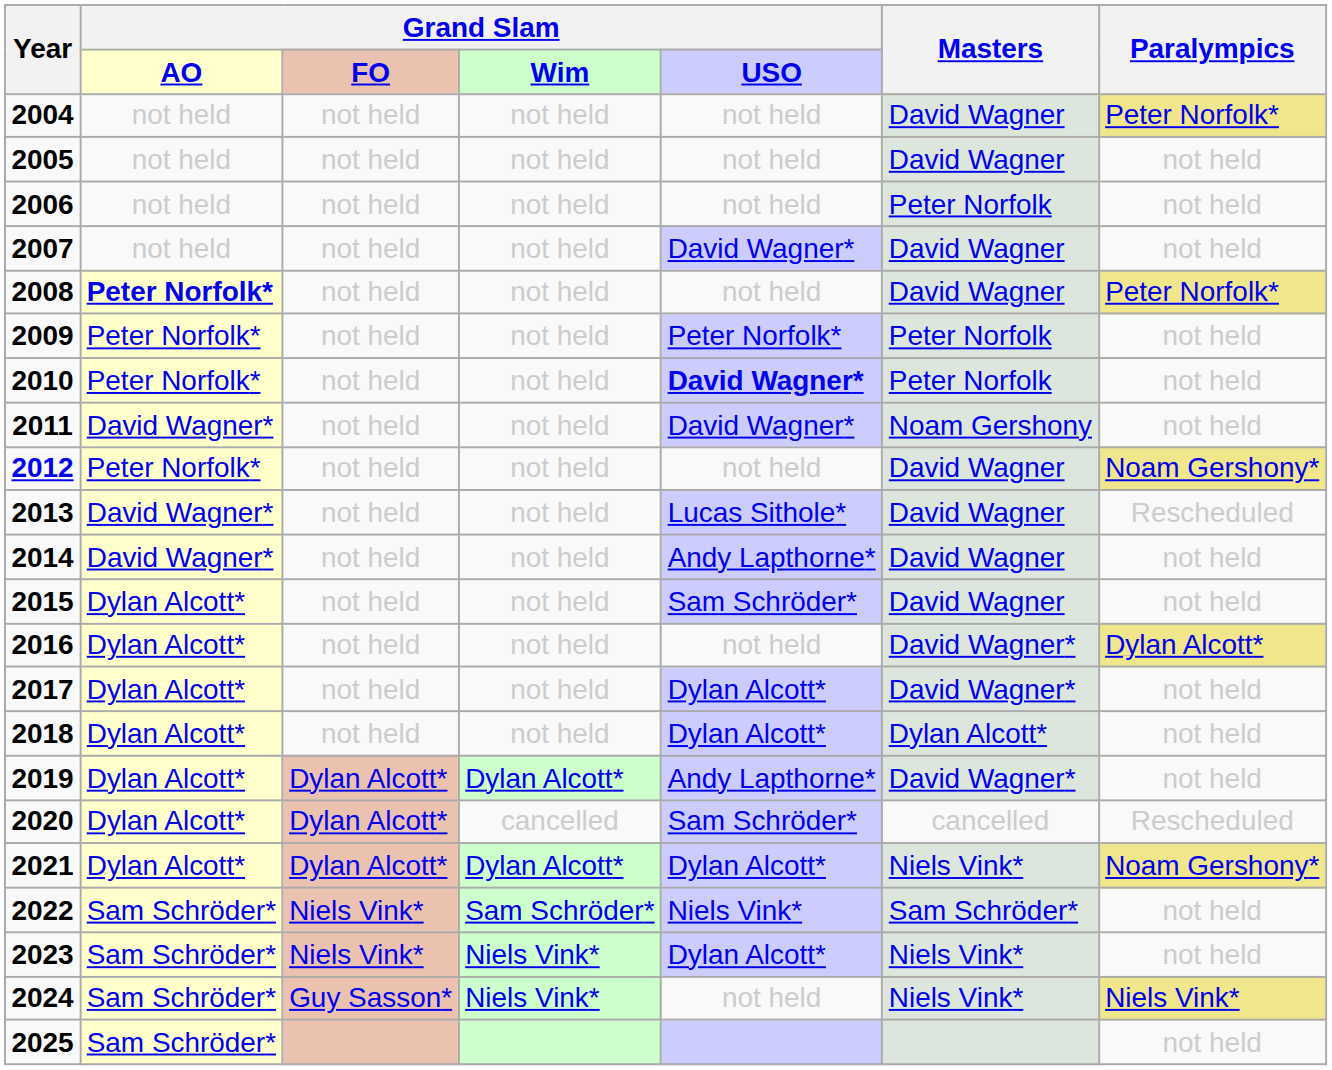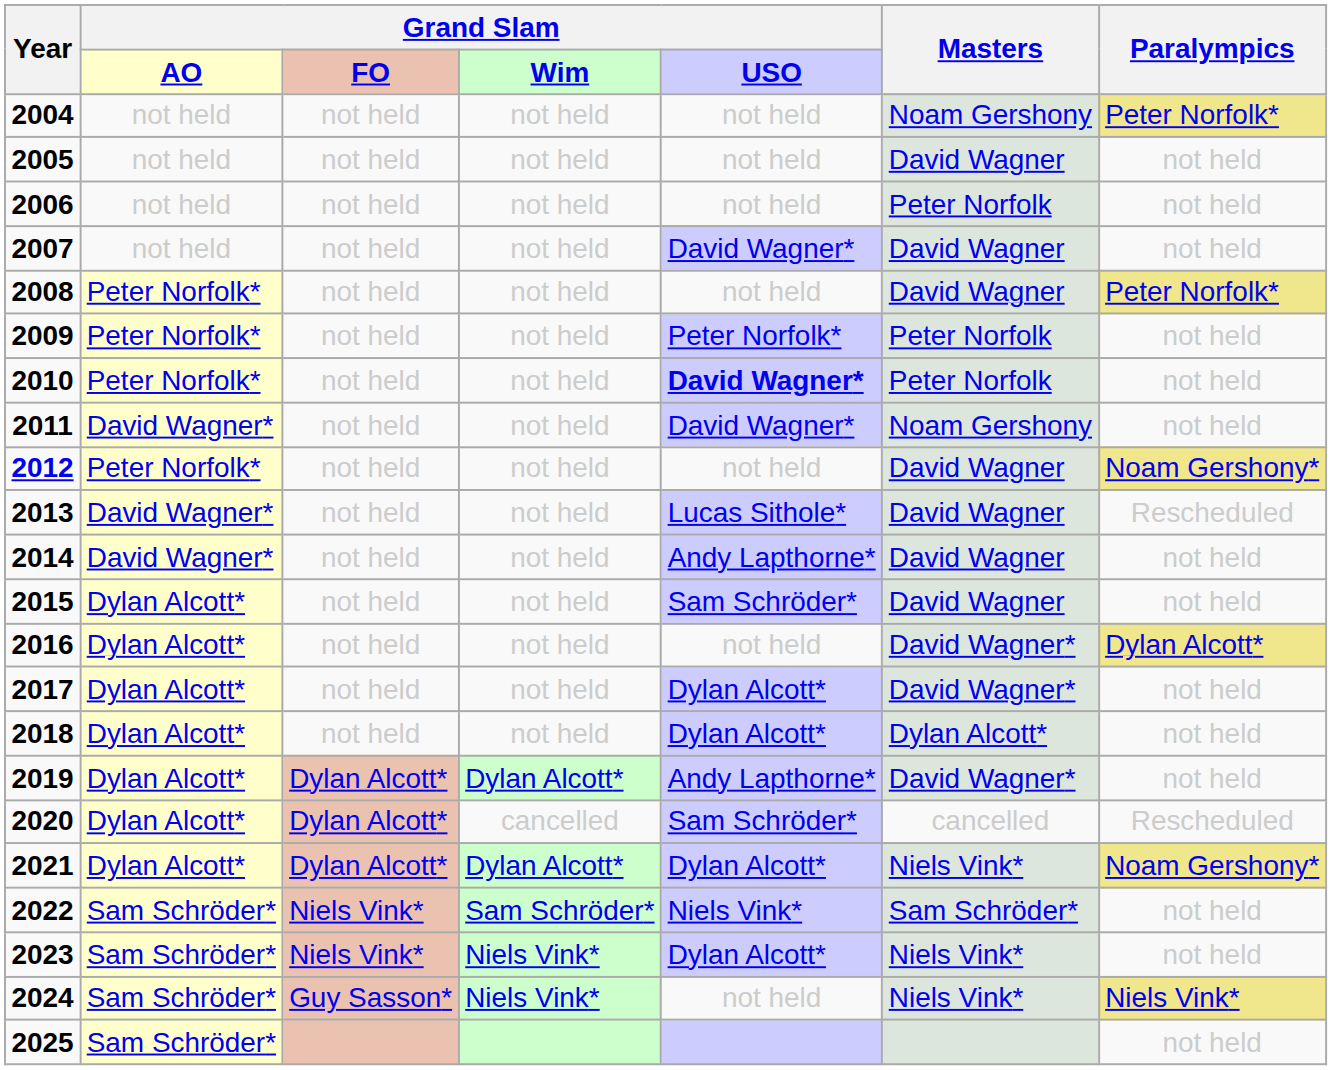(977, 116) David Wagner -> (990, 116) Noam Gershony
(180, 292) bold -> (174, 292) normal
